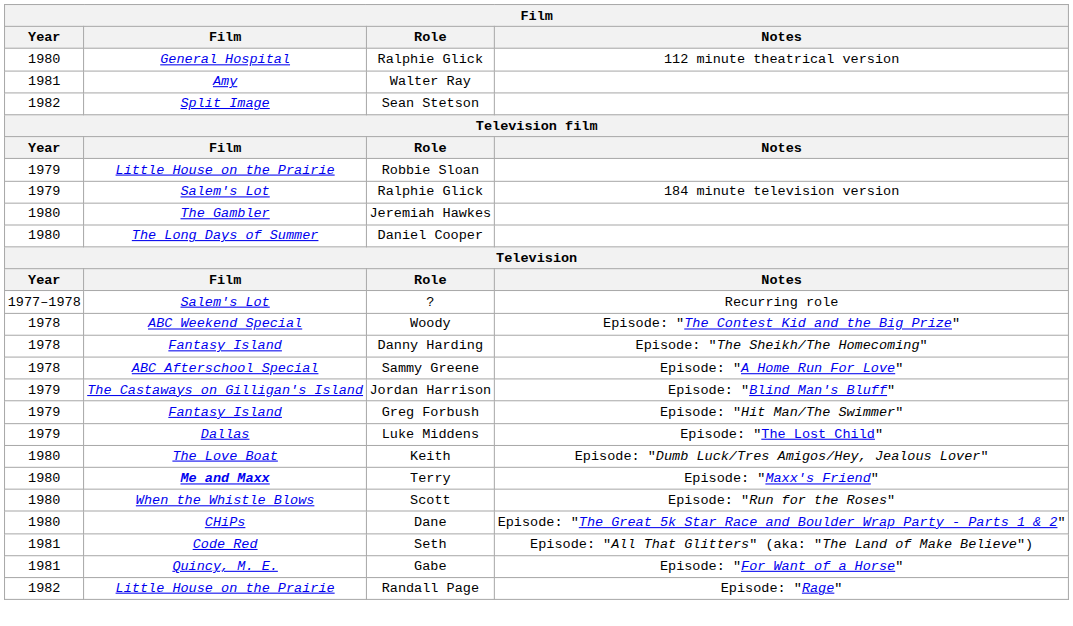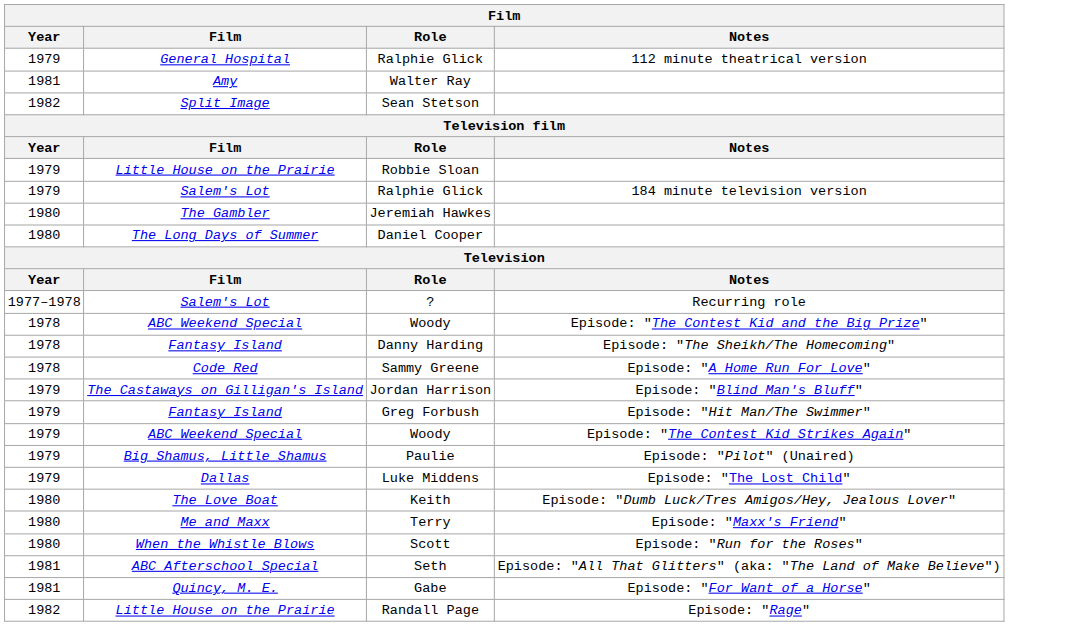(44, 60) 1980 -> (44, 60) 1979
(225, 368) ABC Afterschool Special -> (225, 368) Code Red
+ row: (430, 434)
+ row: (430, 456)
(225, 478) bold -> (225, 522) normal
- row: (430, 522)
(225, 544) Code Red -> (225, 566) ABC Afterschool Special
